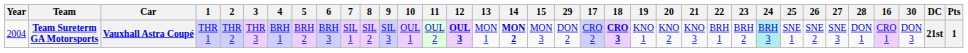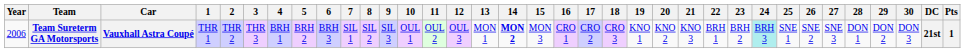columns swapped: (886, 12) <-> (567, 12)
(16, 33) 2004 -> (16, 33) 2006
(460, 33) bold -> (459, 33) normal
(618, 33) bold -> (615, 33) normal
